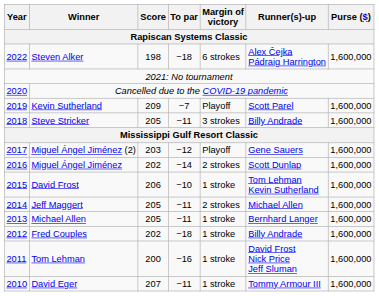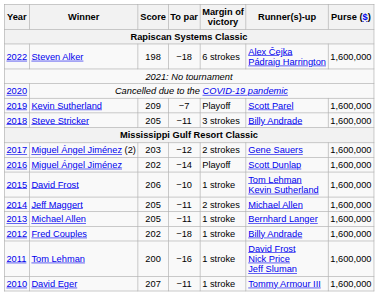(216, 150) Playoff -> (221, 150) 2 strokes
(221, 165) 2 strokes -> (216, 165) Playoff
